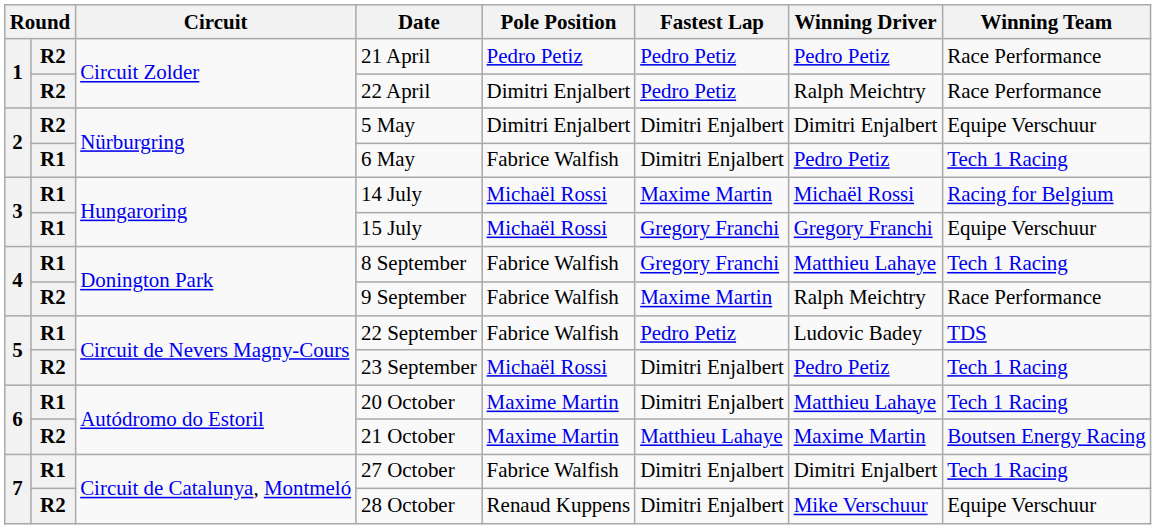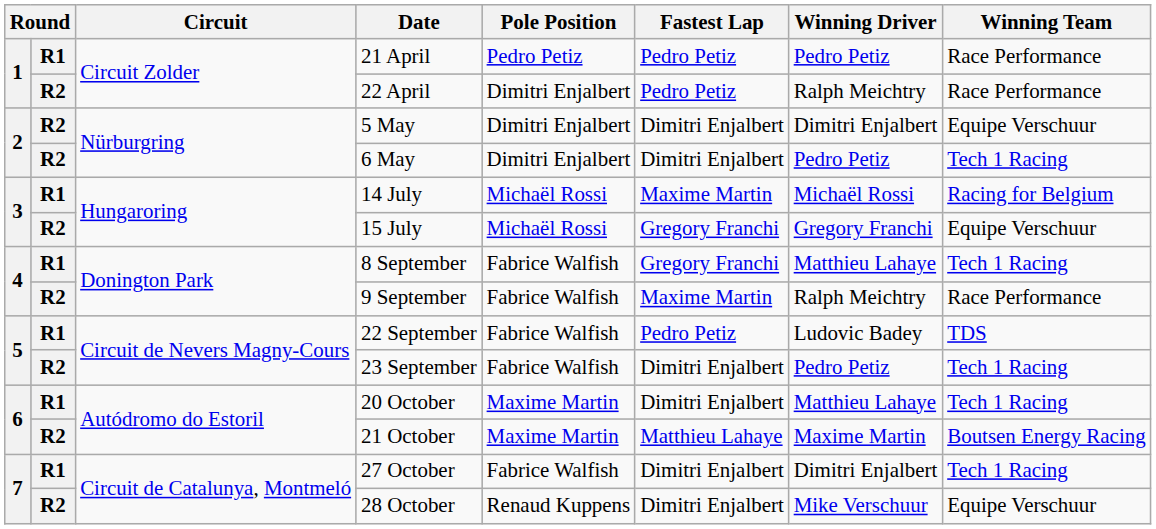(53, 55) R2 -> (53, 55) R1
(53, 159) R1 -> (53, 159) R2
(553, 159) Fabrice Walfish -> (558, 159) Dimitri Enjalbert
(53, 228) R1 -> (53, 228) R2
(547, 366) Michaël Rossi -> (553, 366) Fabrice Walfish
